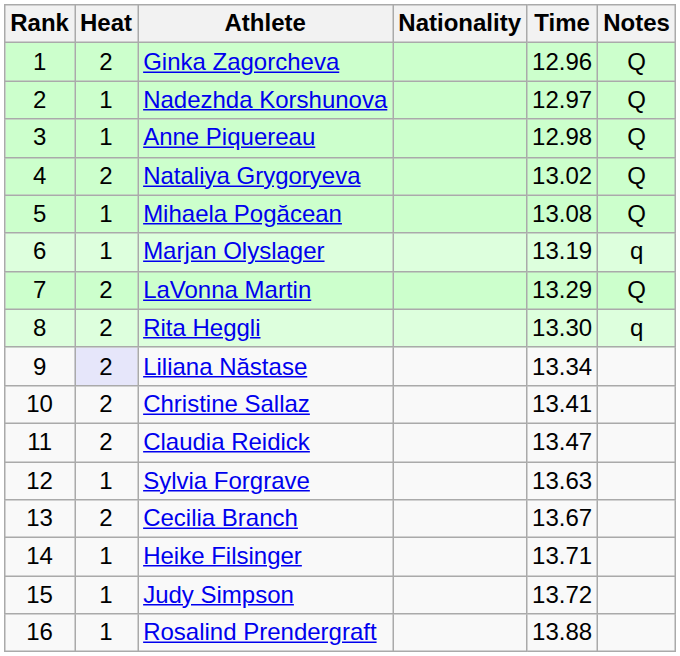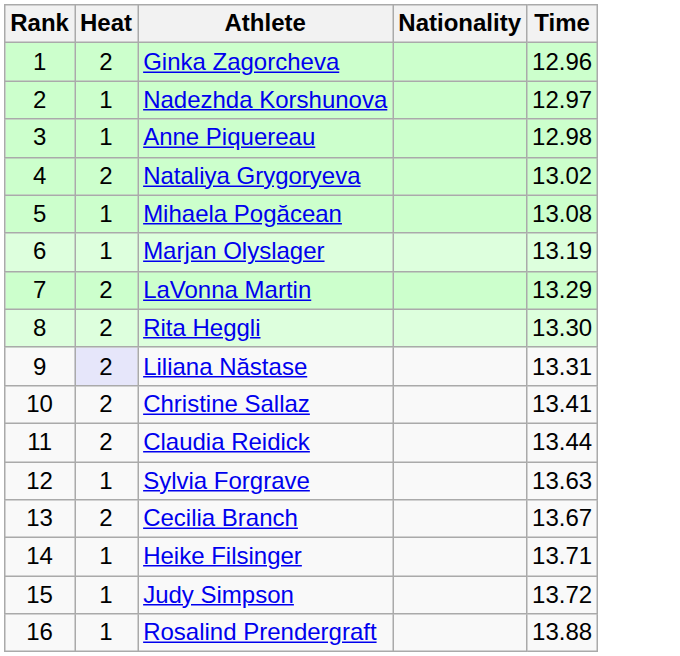- column: (637, 23)
(562, 366) 13.34 -> (562, 366) 13.31
(562, 442) 13.47 -> (562, 442) 13.44
